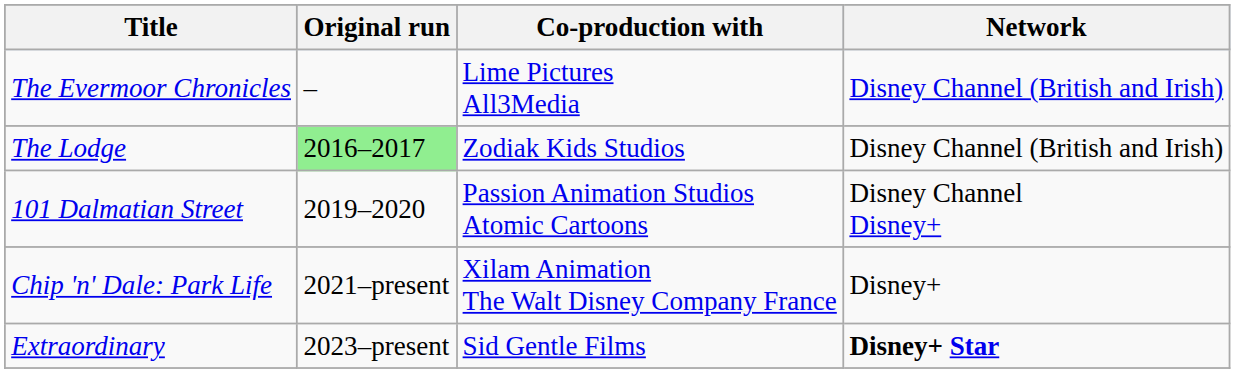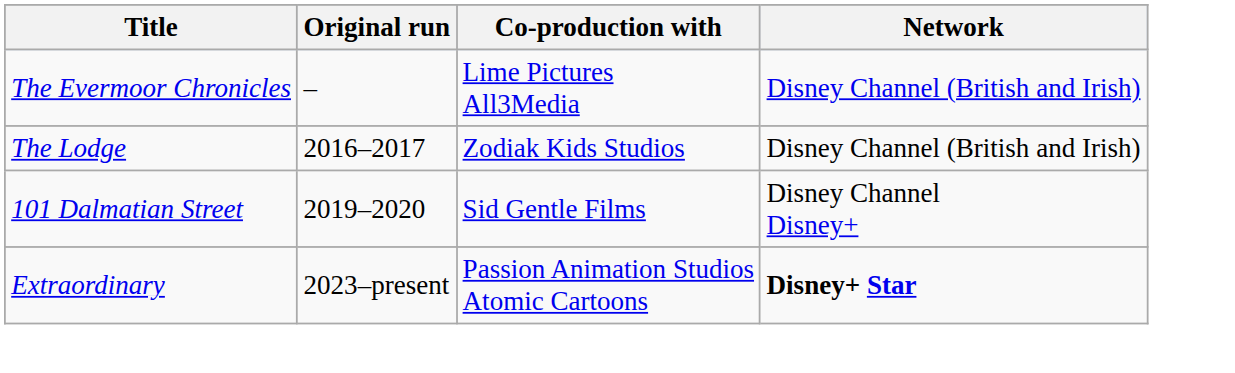(364, 148) lightgreen background -> (364, 148) no background
(608, 208) Passion Animation Studios Atomic Cartoons -> (554, 208) Sid Gentle Films
- row: (142, 285)
(554, 346) Sid Gentle Films -> (608, 285) Passion Animation Studios Atomic Cartoons
